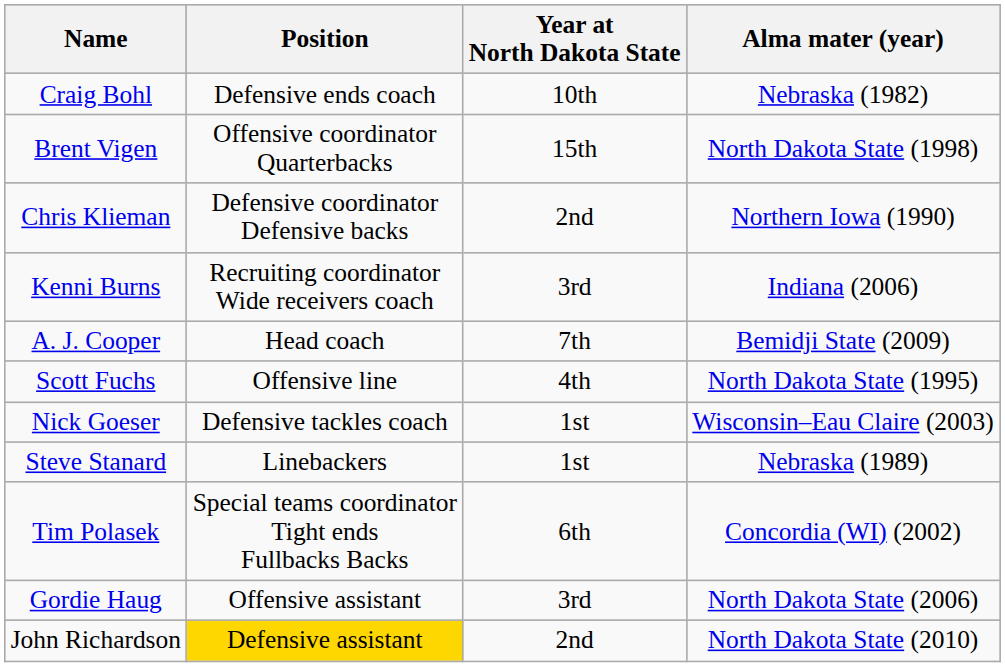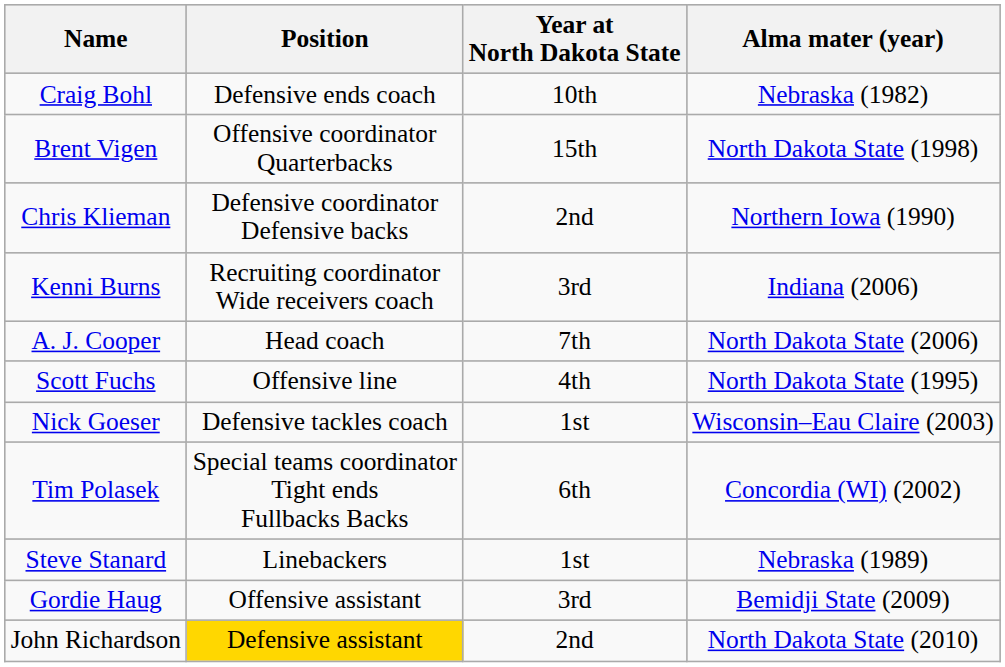(843, 340) Bemidji State (2009) -> (843, 340) North Dakota State (2006)
rows swapped: (96, 530) <-> (96, 461)
(843, 599) North Dakota State (2006) -> (843, 599) Bemidji State (2009)
